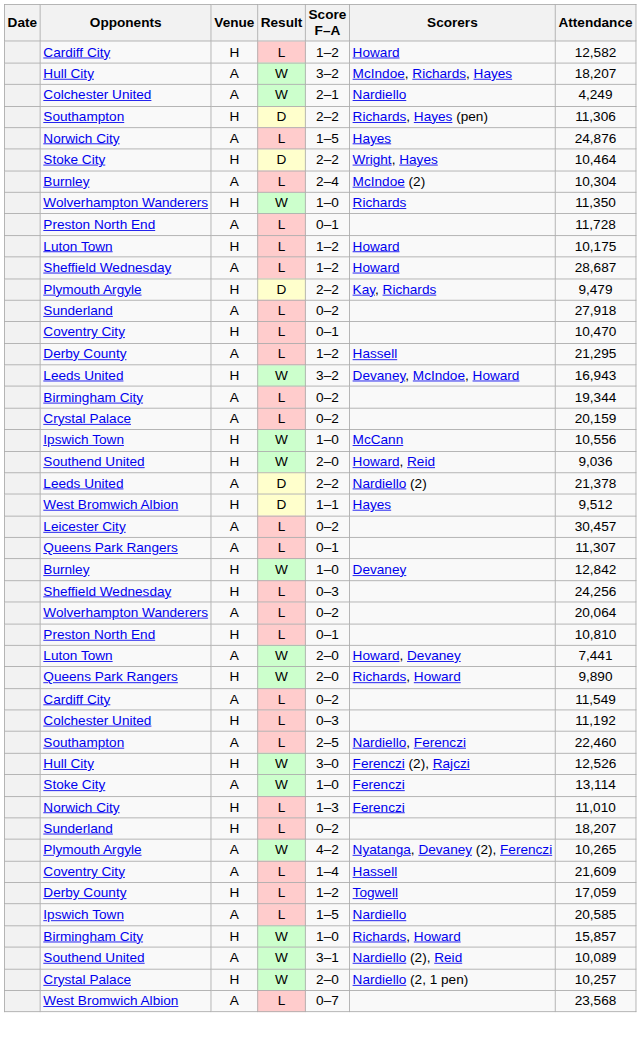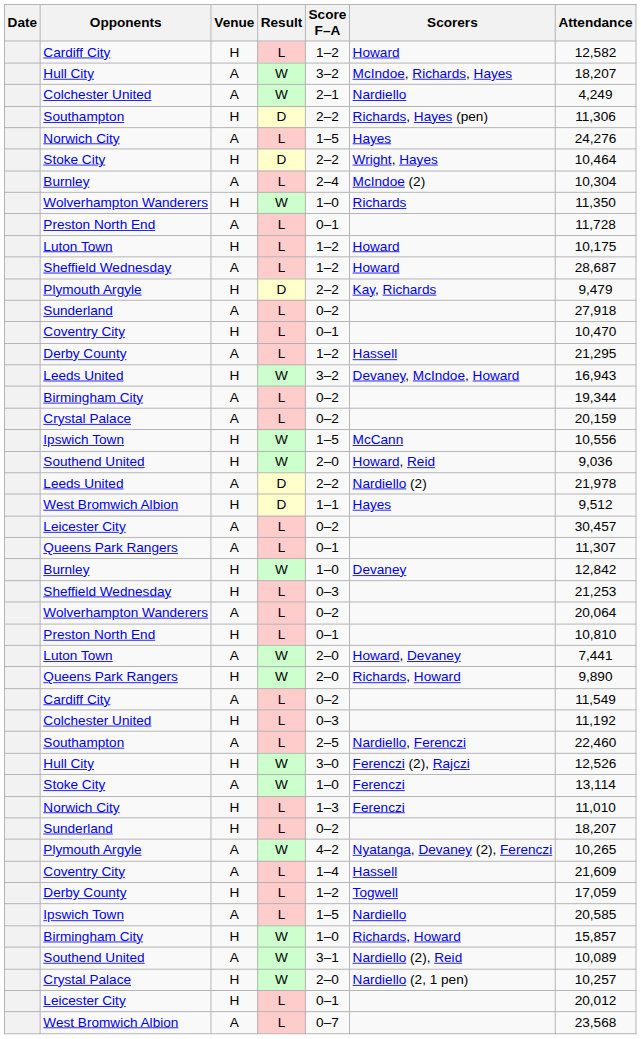(595, 138) 24,876 -> (595, 138) 24,276
(327, 440) 1–0 -> (327, 440) 1–5
(595, 483) 21,378 -> (595, 483) 21,978
(595, 591) 24,256 -> (595, 591) 21,253
+ row: (85, 1001)
